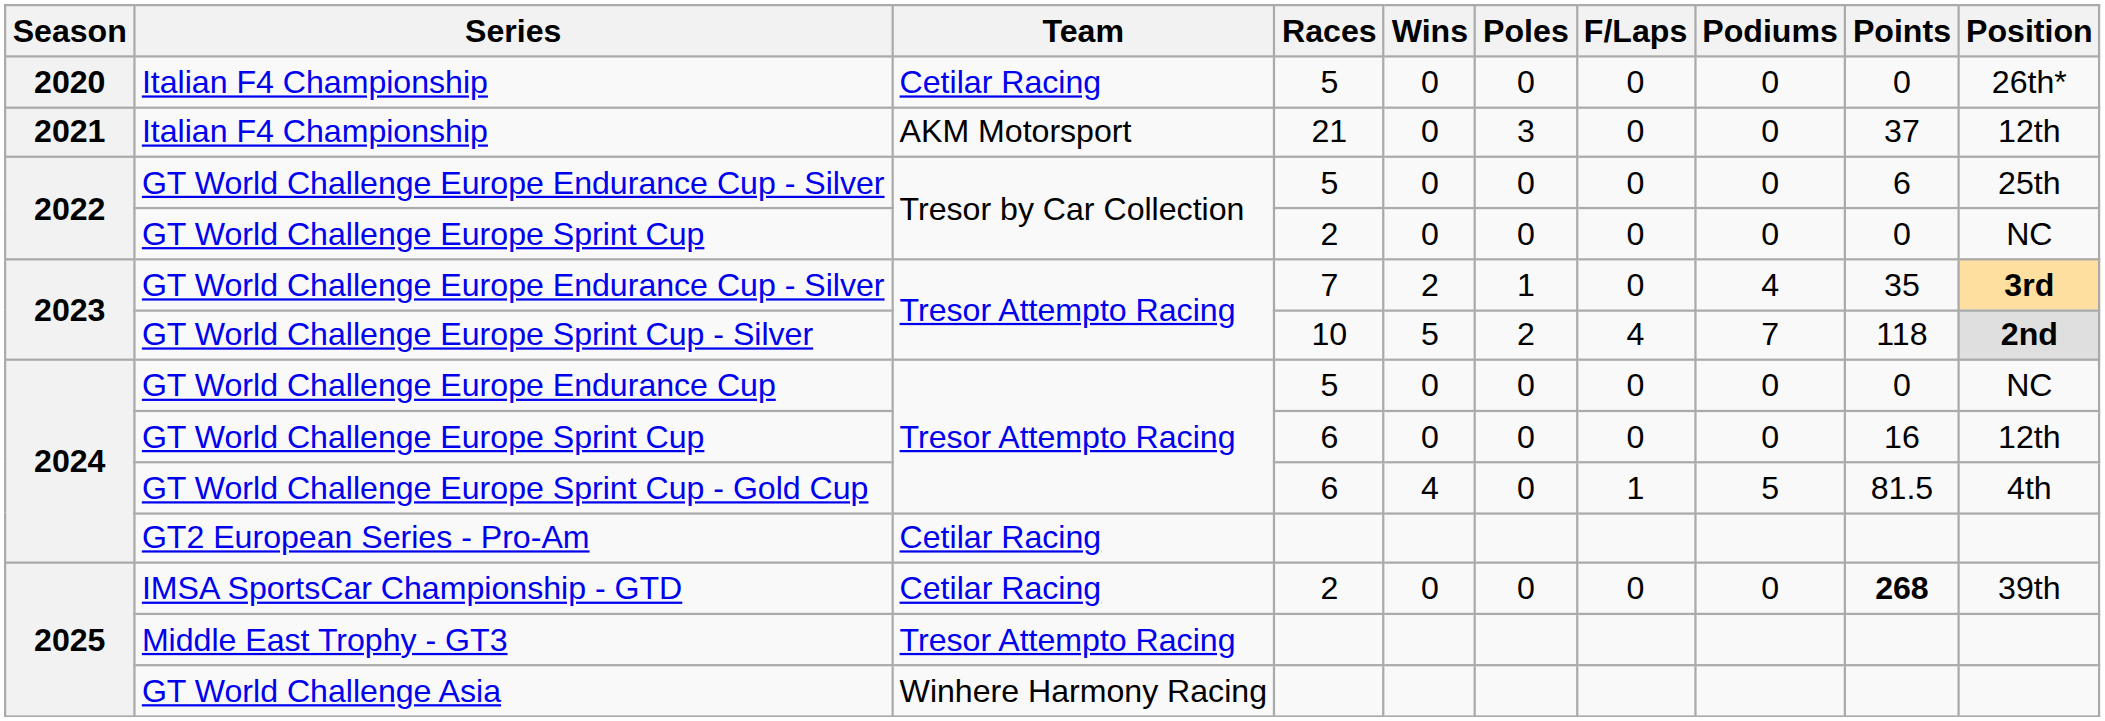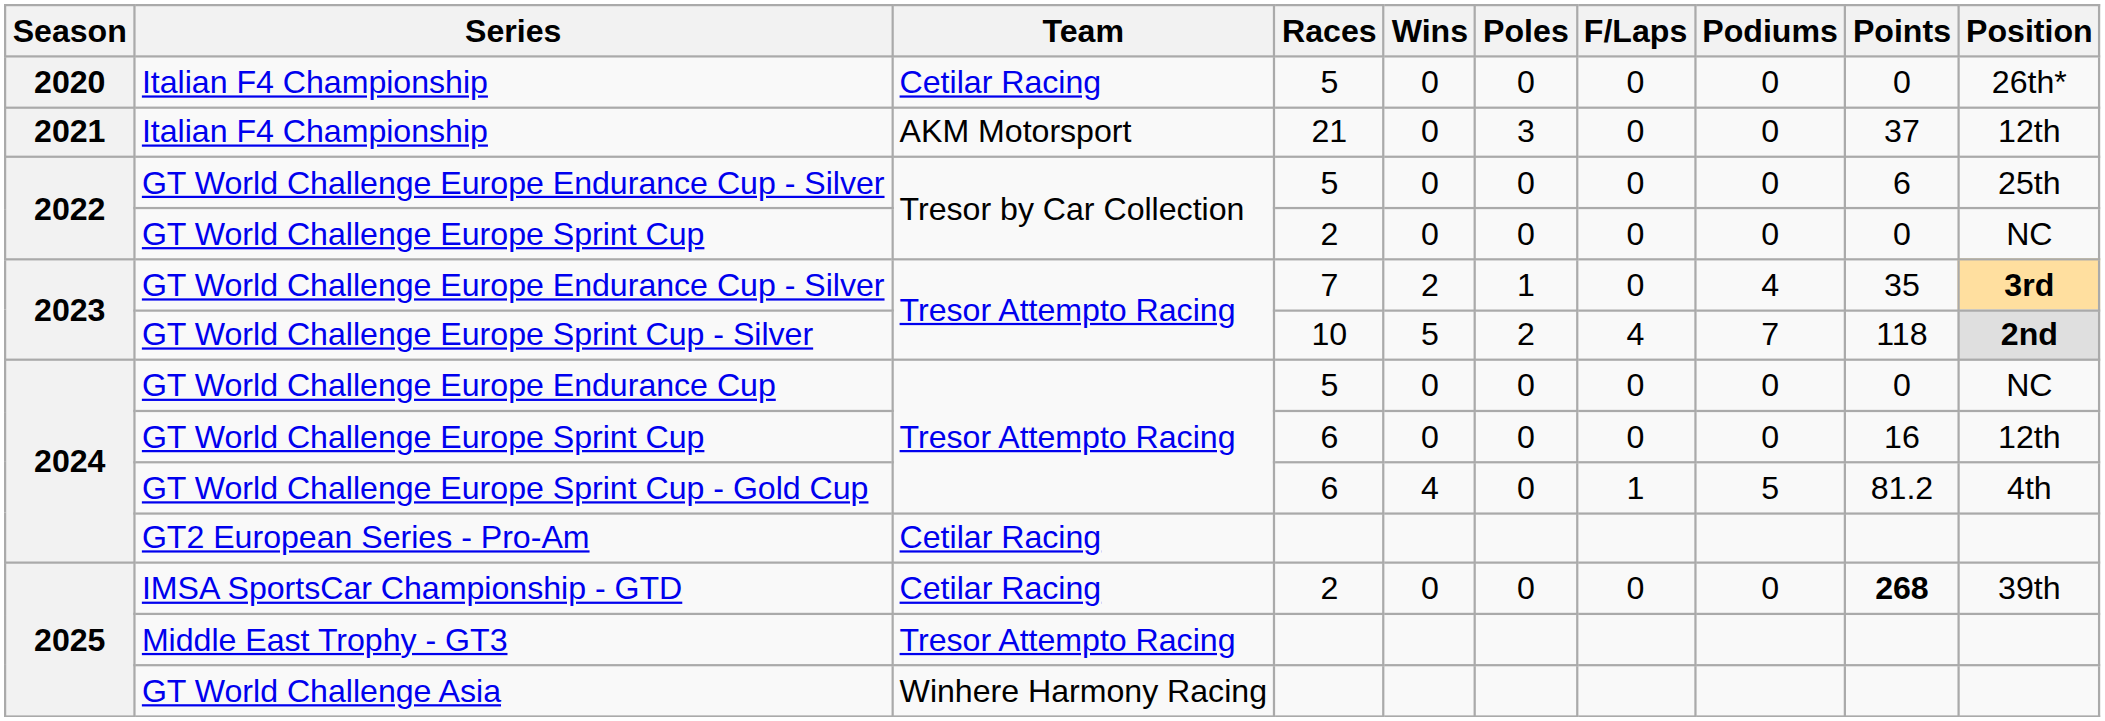(1902, 487) 81.5 -> (1902, 487) 81.2
